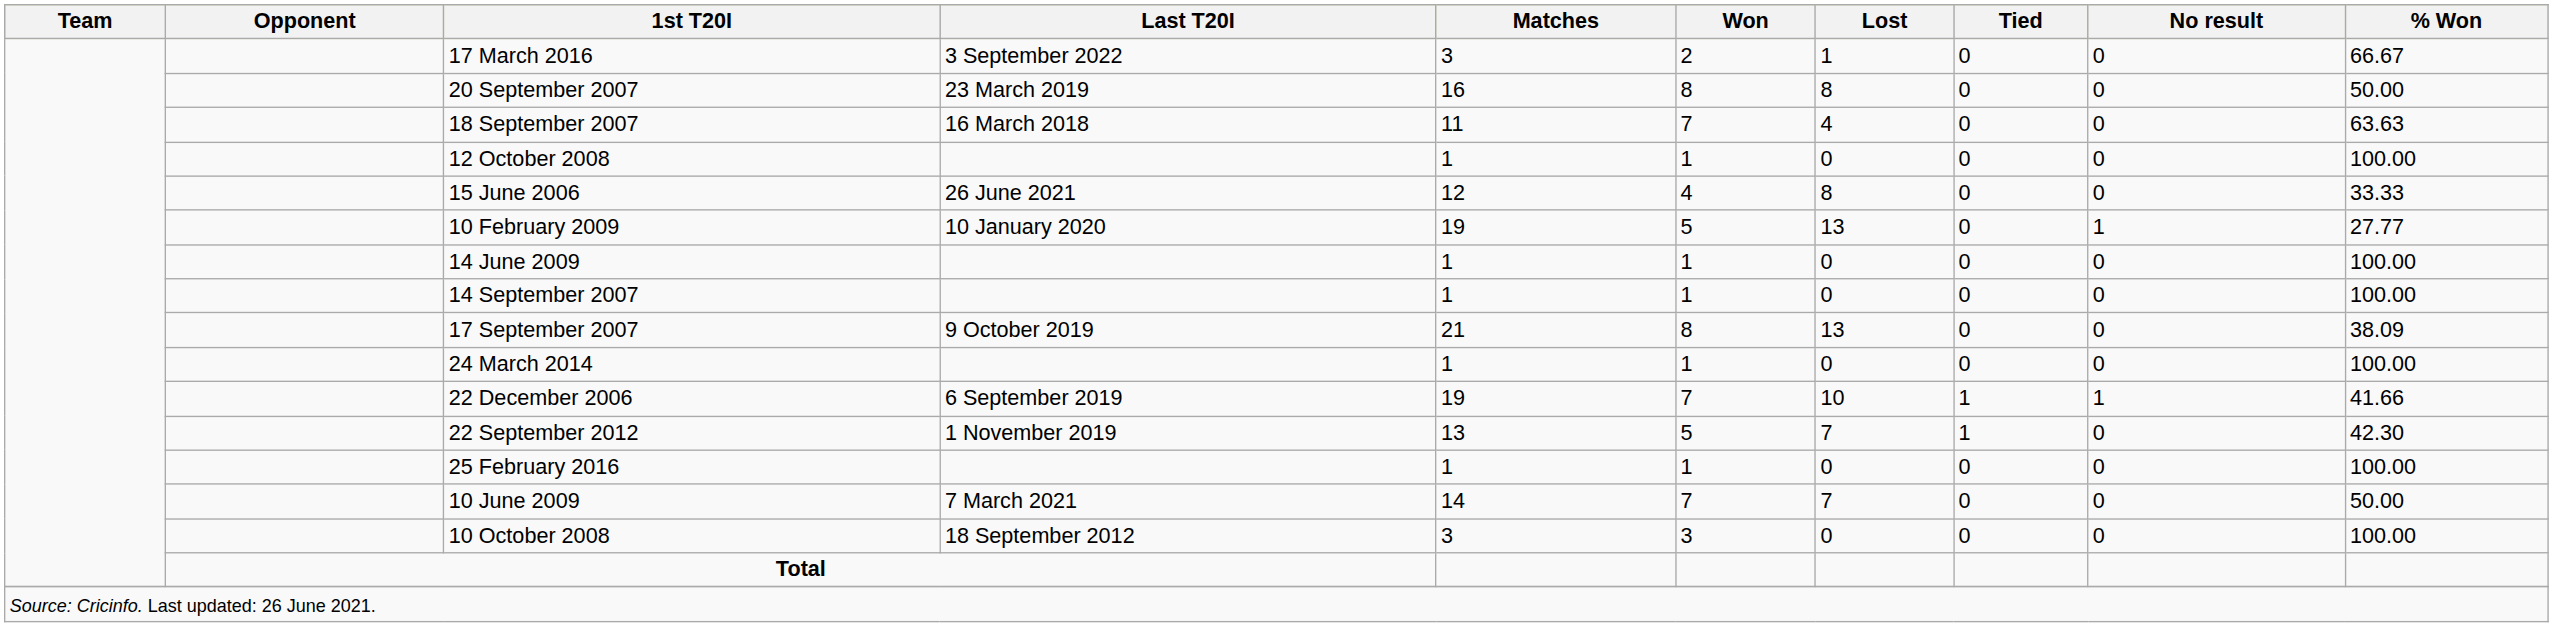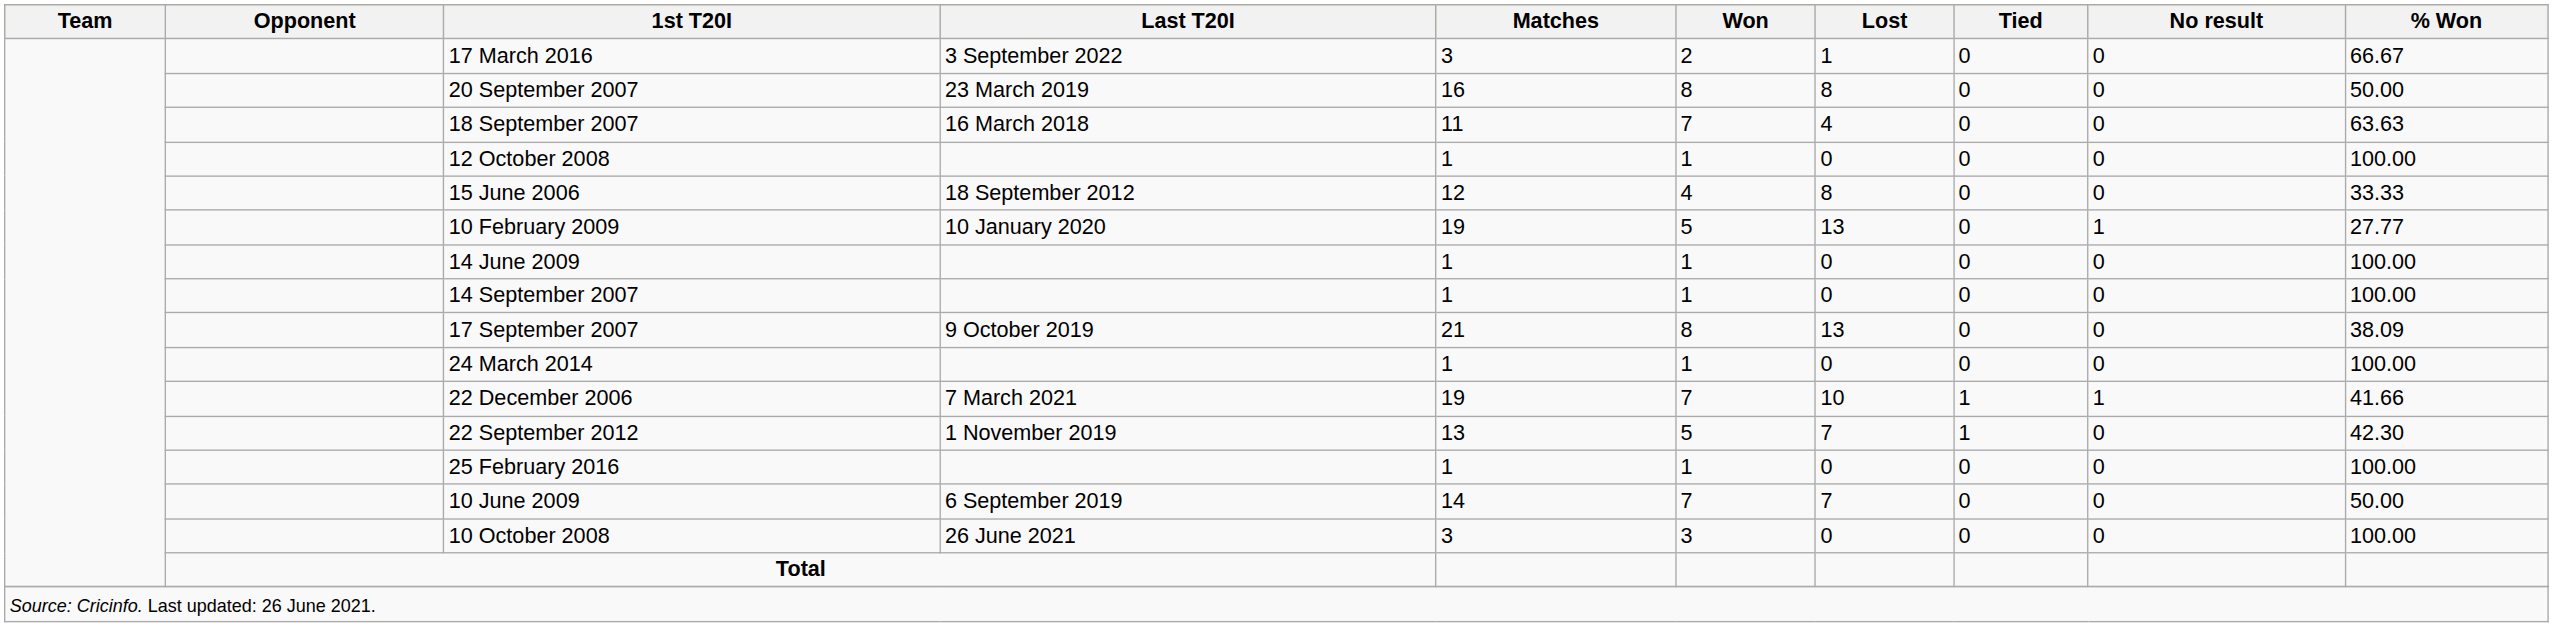(1010, 192) 26 June 2021 -> (1040, 192) 18 September 2012
(1034, 398) 6 September 2019 -> (1011, 398) 7 March 2021
(1011, 501) 7 March 2021 -> (1034, 501) 6 September 2019
(1040, 535) 18 September 2012 -> (1010, 535) 26 June 2021
